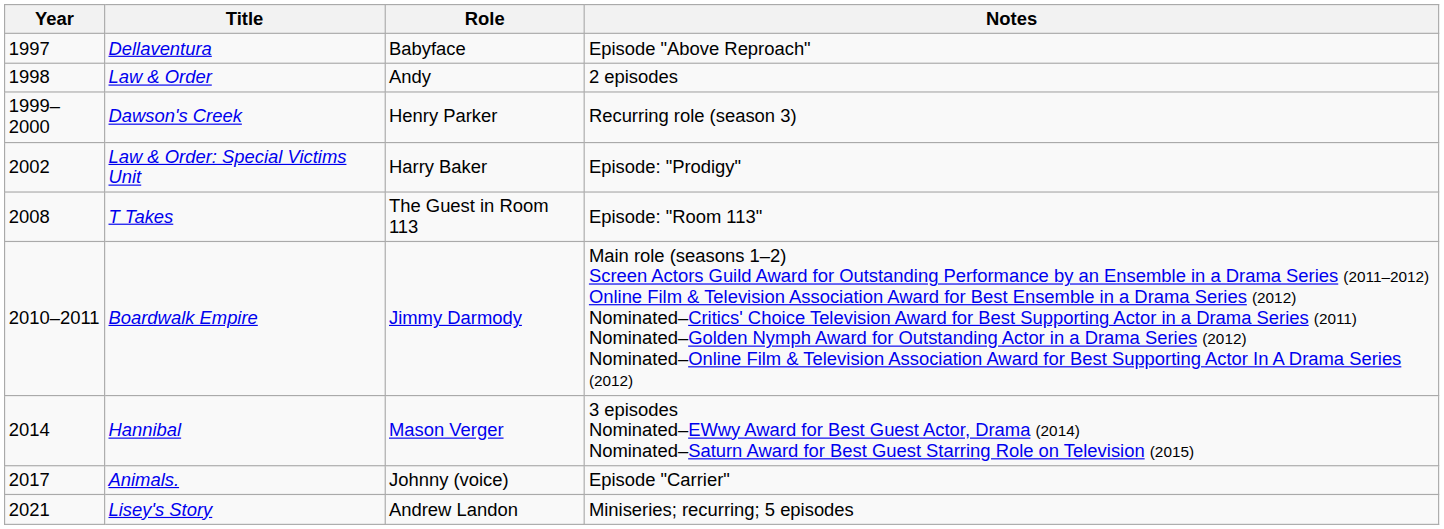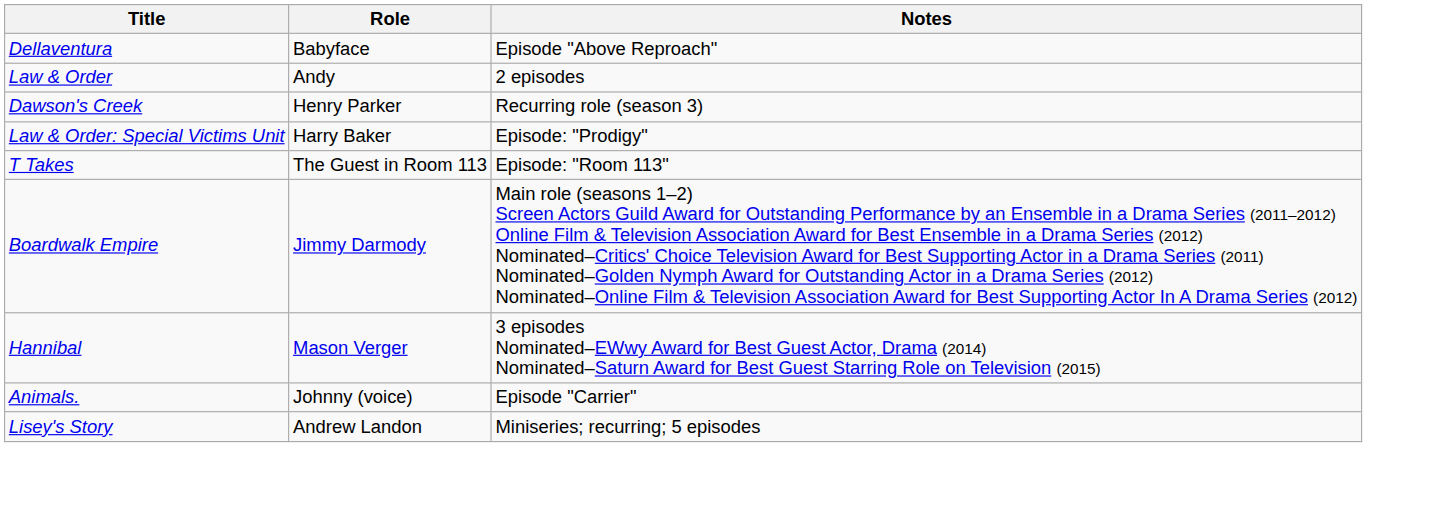- column: (54, 19)
